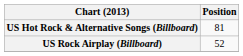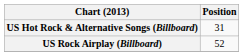(219, 28) 81 -> (219, 28) 31
